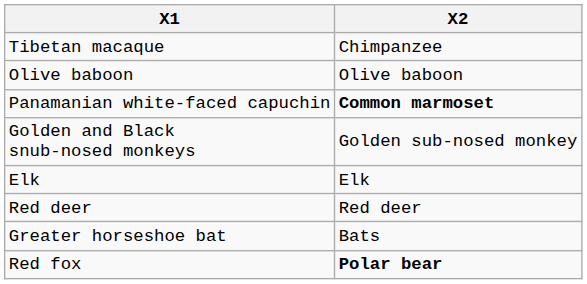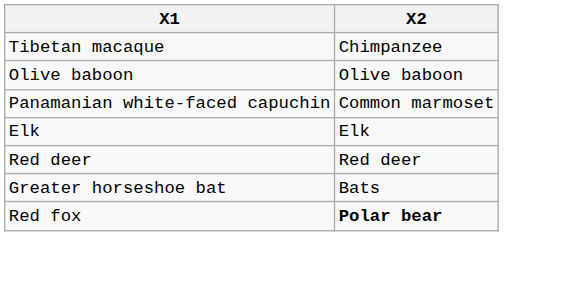(416, 103) bold -> (416, 103) normal
- row: (102, 141)
